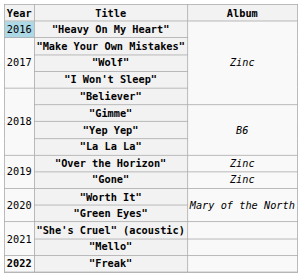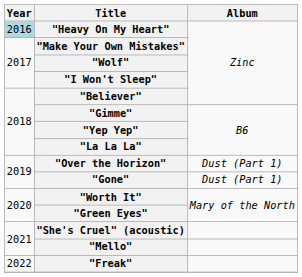(242, 163) Zinc -> (242, 163) Dust (Part 1)
(242, 180) Zinc -> (242, 180) Dust (Part 1)
(19, 264) bold -> (19, 264) normal
